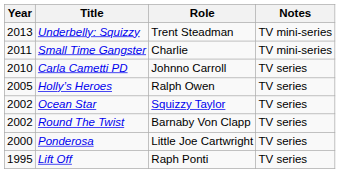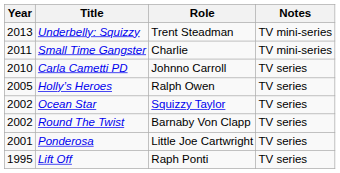(20, 141) 2000 -> (20, 141) 2001
